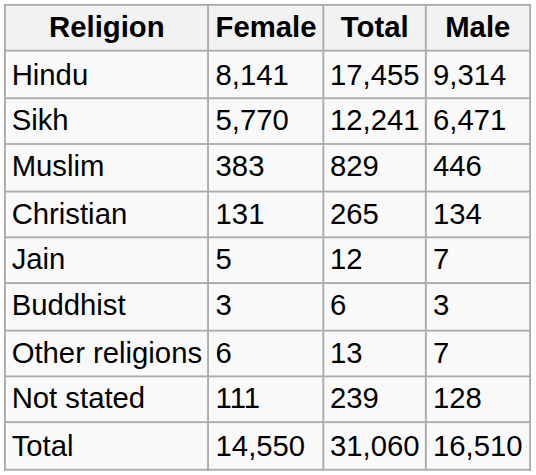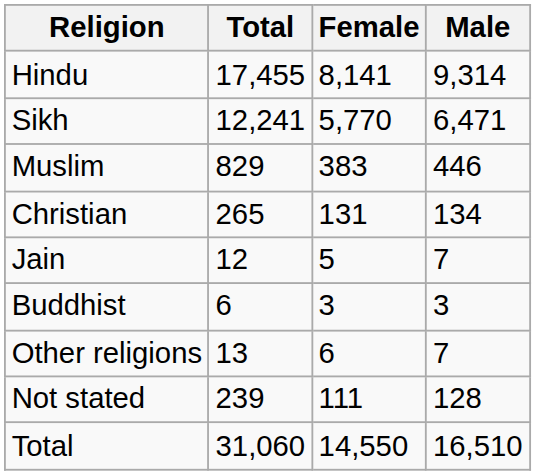columns swapped: (375, 27) <-> (266, 27)
